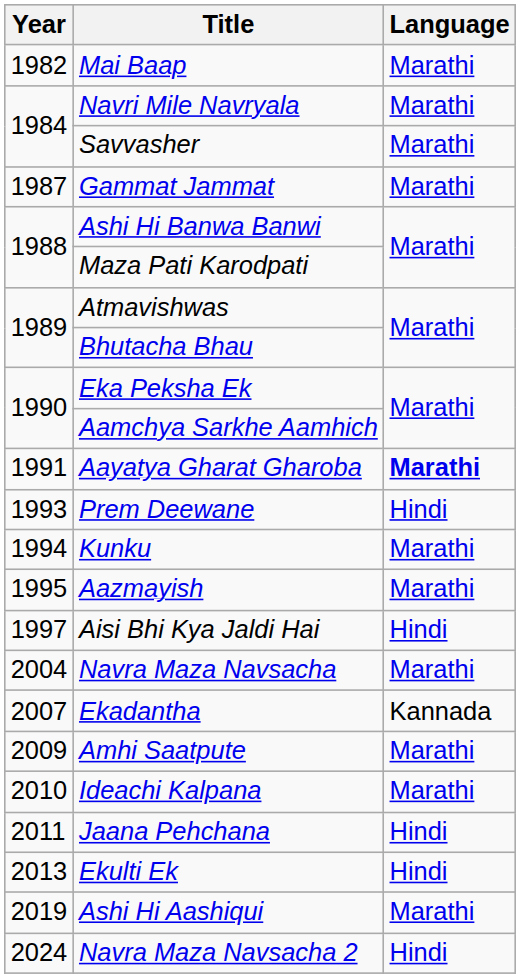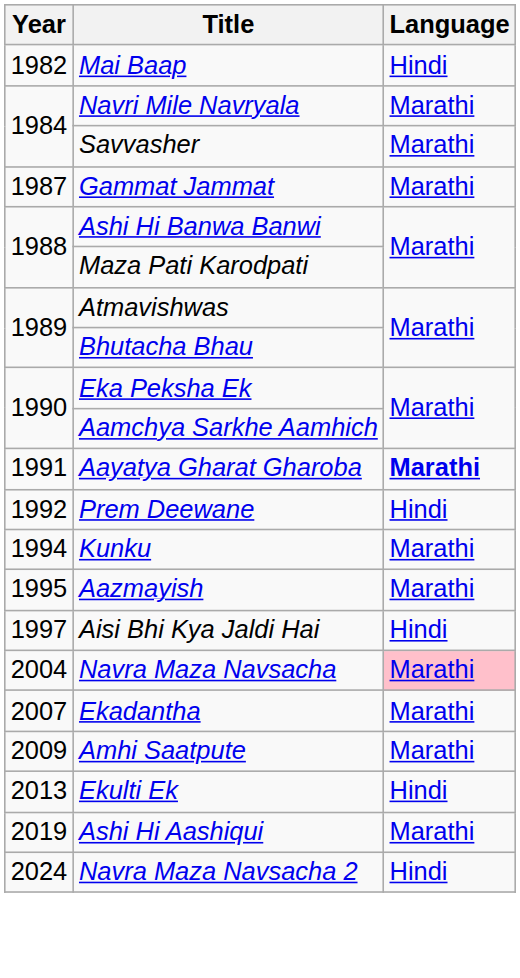(432, 65) Marathi -> (419, 65) Hindi
(39, 508) 1993 -> (39, 508) 1992
(432, 670) no background -> (432, 670) pink background
(440, 710) Kannada -> (432, 710) Marathi
- row: (170, 791)
- row: (174, 831)
